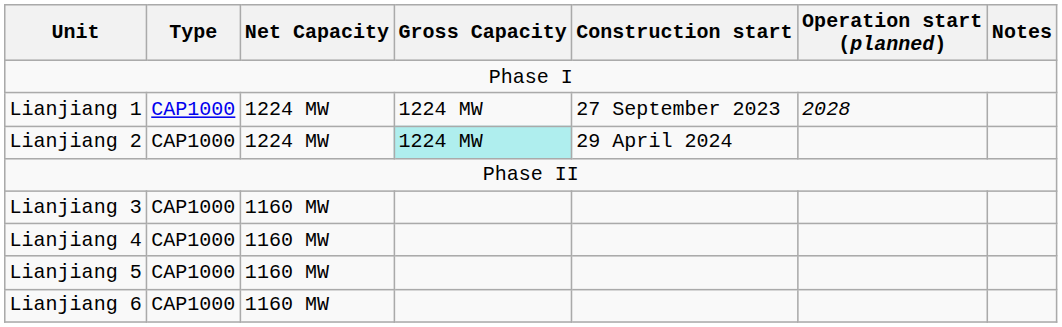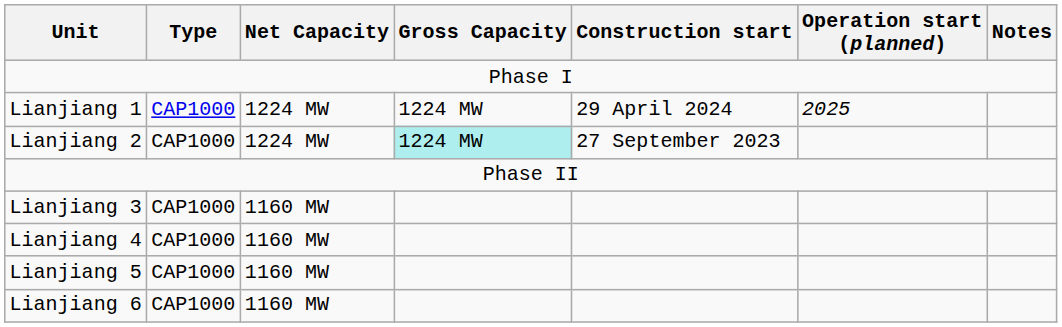(678, 109) 27 September 2023 -> (654, 109) 29 April 2024
(826, 109) 2028 -> (826, 109) 2025
(654, 142) 29 April 2024 -> (678, 142) 27 September 2023
